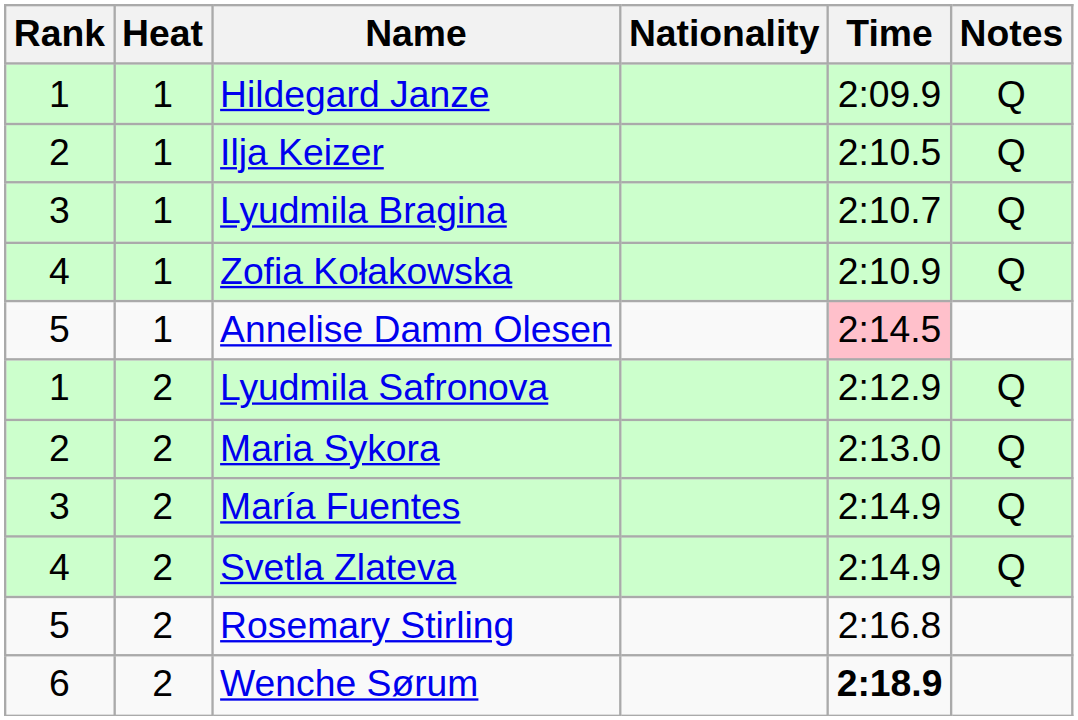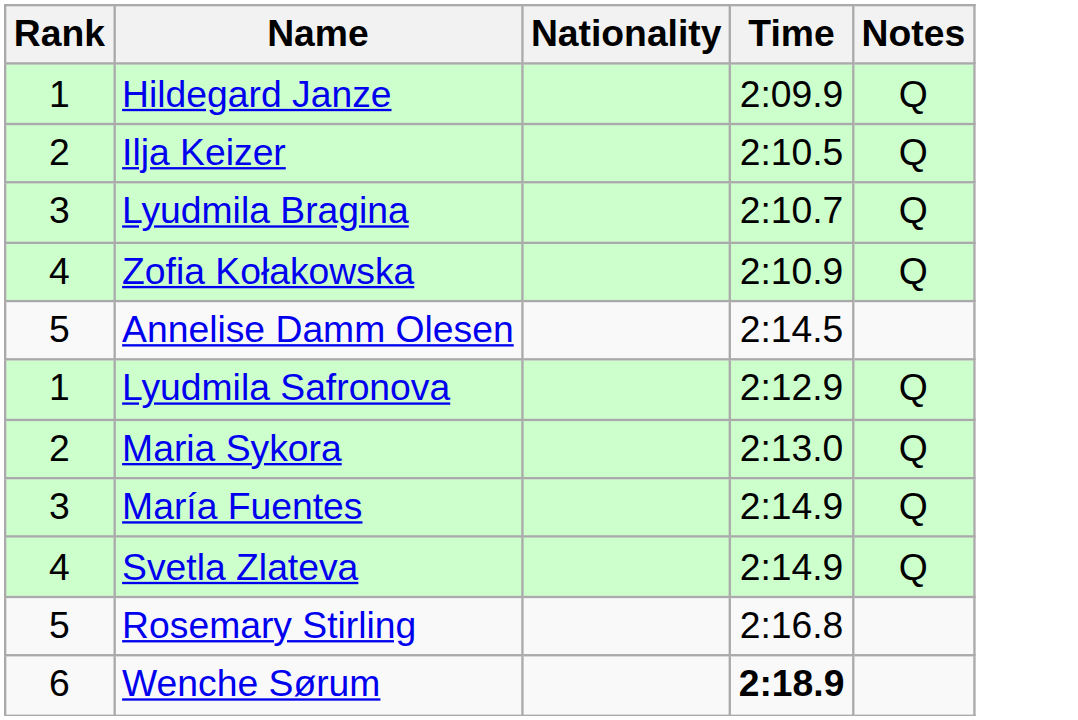- column: (163, 34)
(890, 329) pink background -> (792, 329) no background
